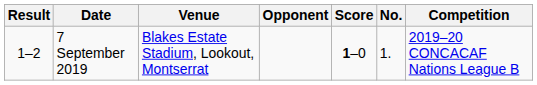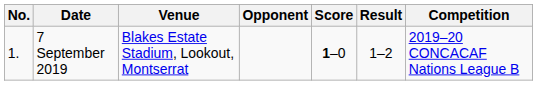columns swapped: (391, 15) <-> (29, 15)
